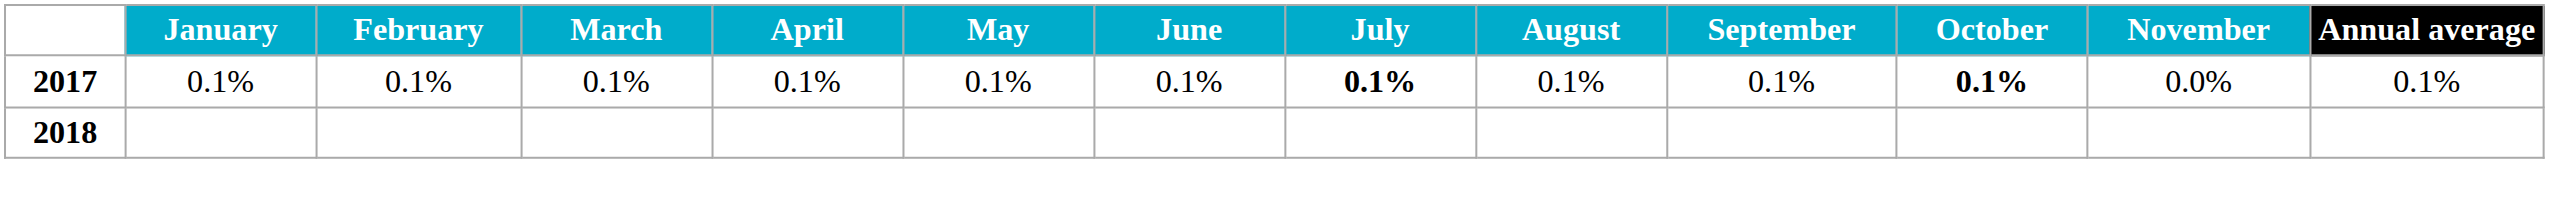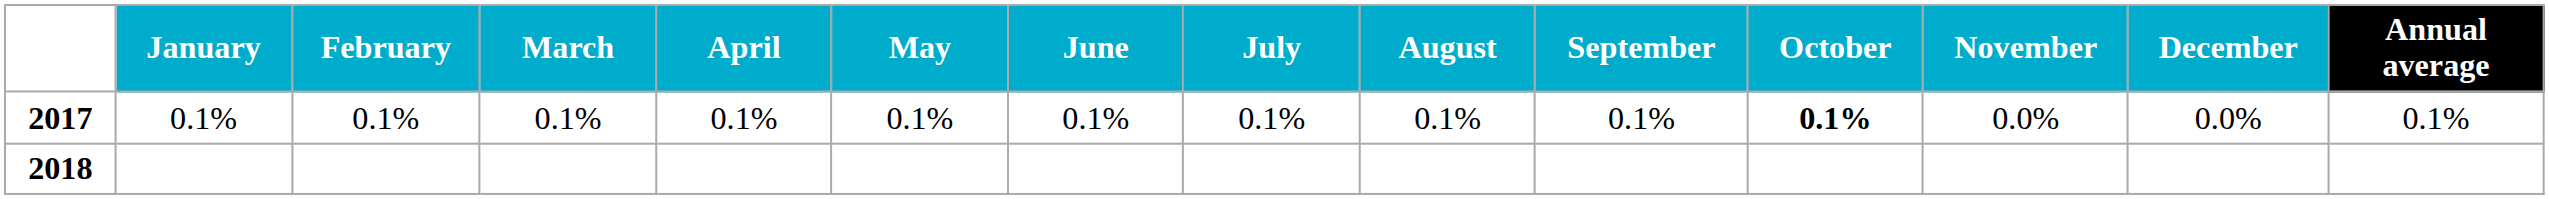+ column: (2228, 48)
(1380, 81) bold -> (1272, 117) normal
